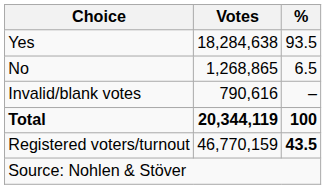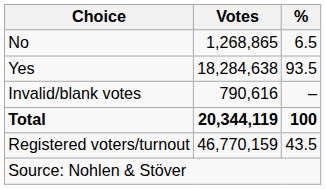rows swapped: (21, 42) <-> (19, 68)
(301, 145) bold -> (301, 145) normal
